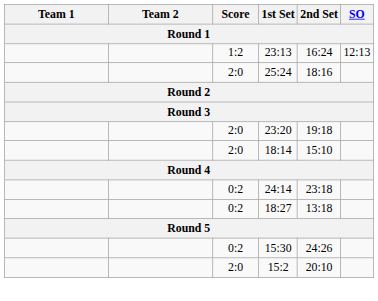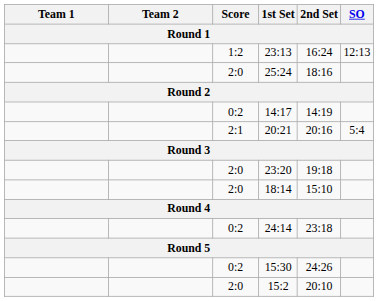+ row: (278, 112)
+ row: (278, 131)
- row: (278, 209)
